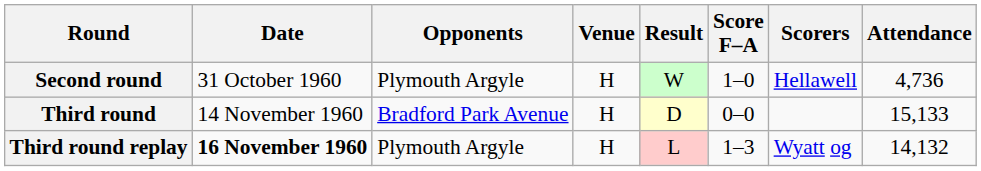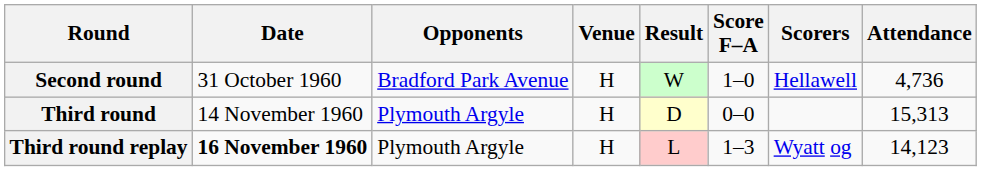(451, 79) Plymouth Argyle -> (473, 79) Bradford Park Avenue
(473, 113) Bradford Park Avenue -> (451, 113) Plymouth Argyle
(919, 113) 15,133 -> (919, 113) 15,313
(919, 147) 14,132 -> (919, 147) 14,123
